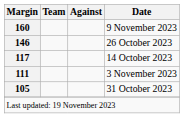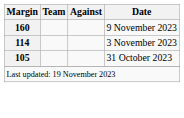- row: (139, 43)
- row: (139, 58)
(22, 74) 111 -> (22, 43) 114
